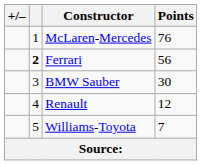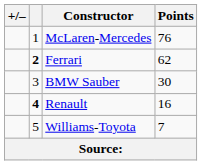(165, 59) 56 -> (165, 59) 62
(36, 104) normal -> (36, 104) bold
(165, 104) 12 -> (165, 104) 16
